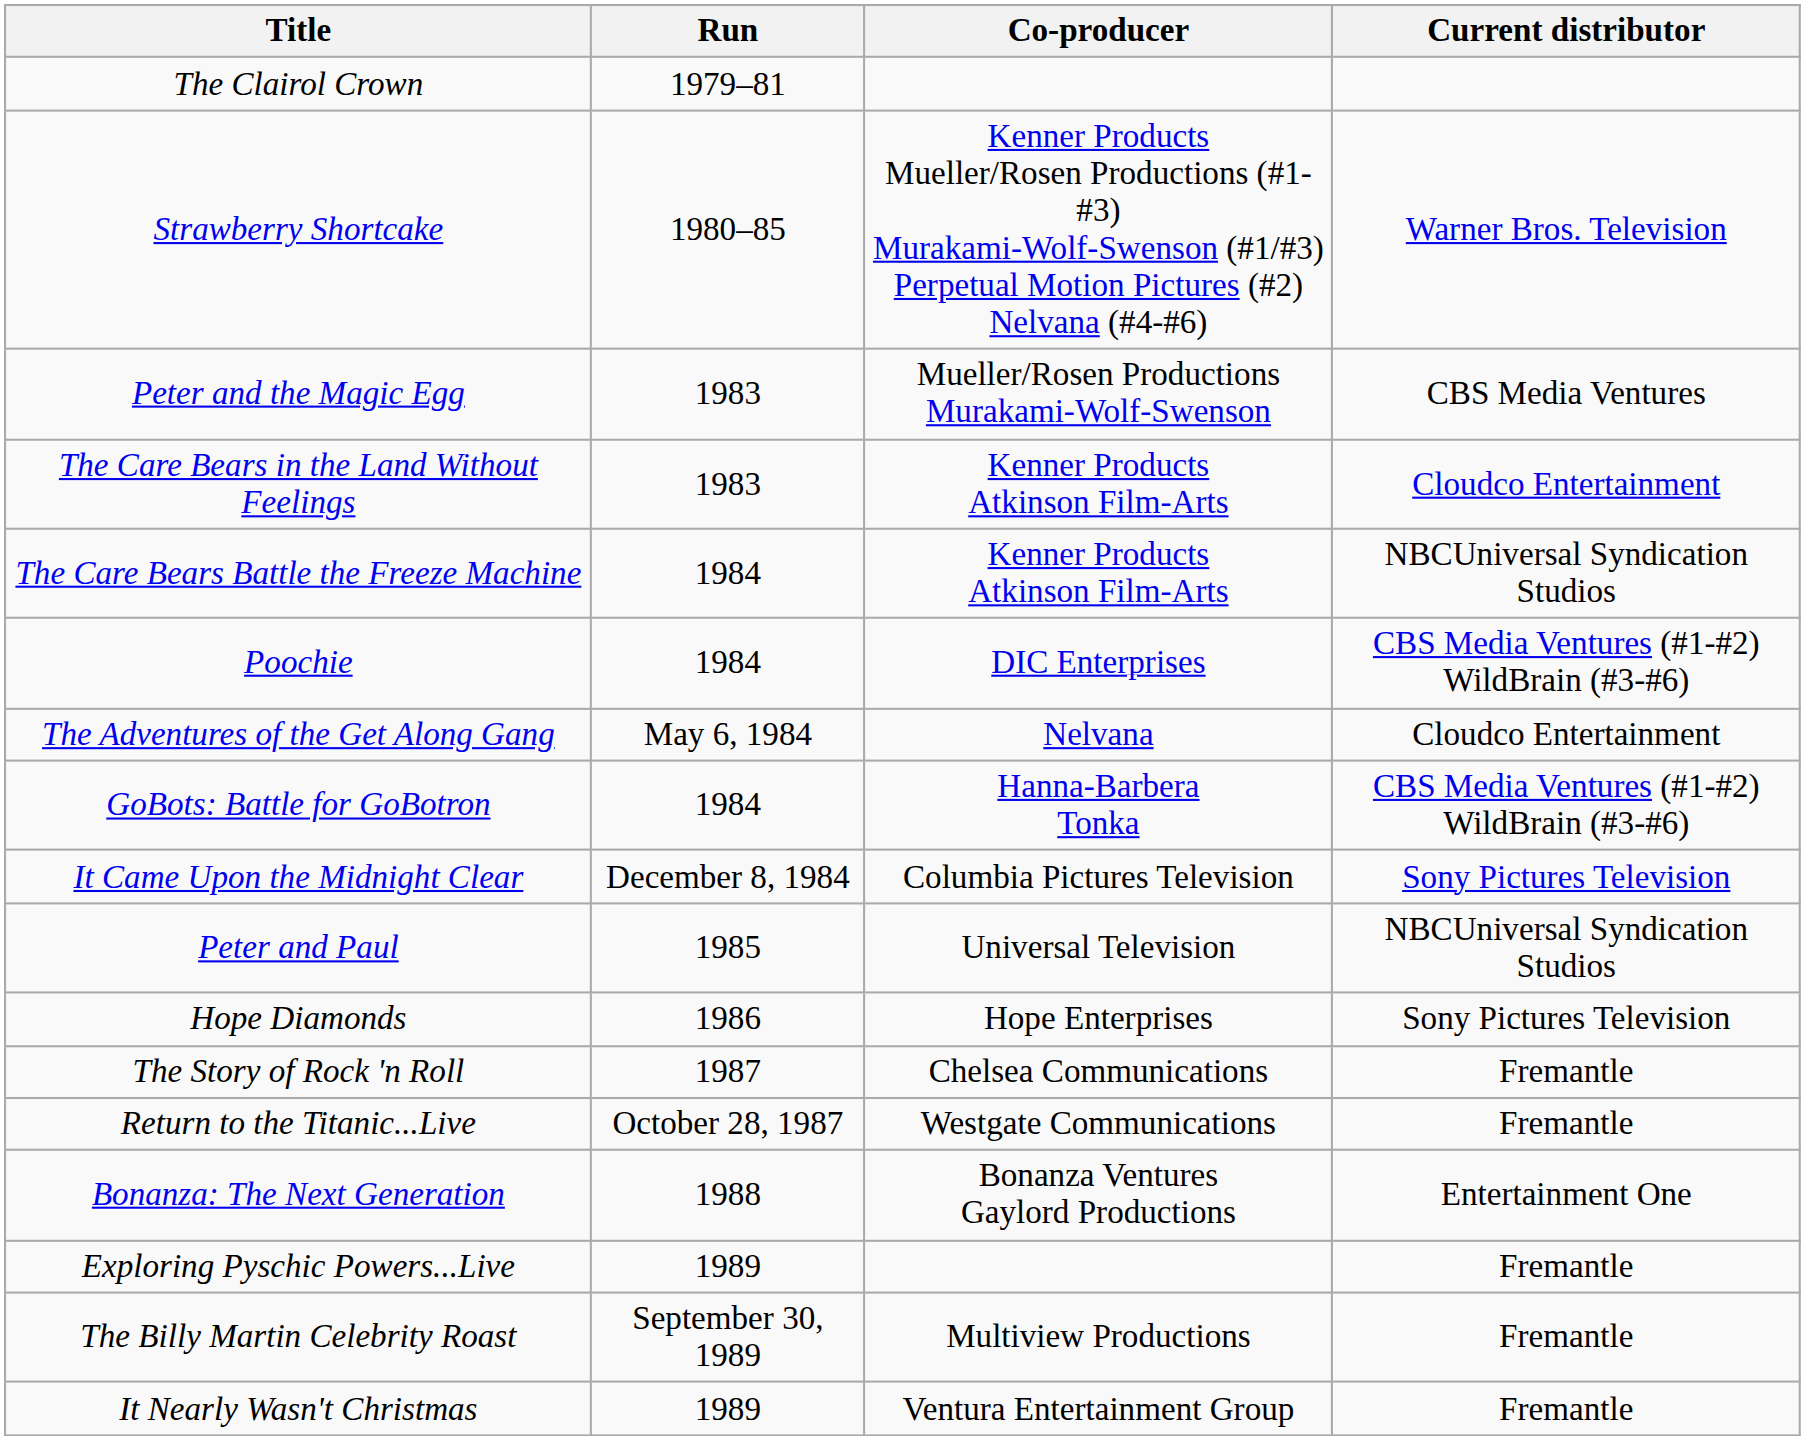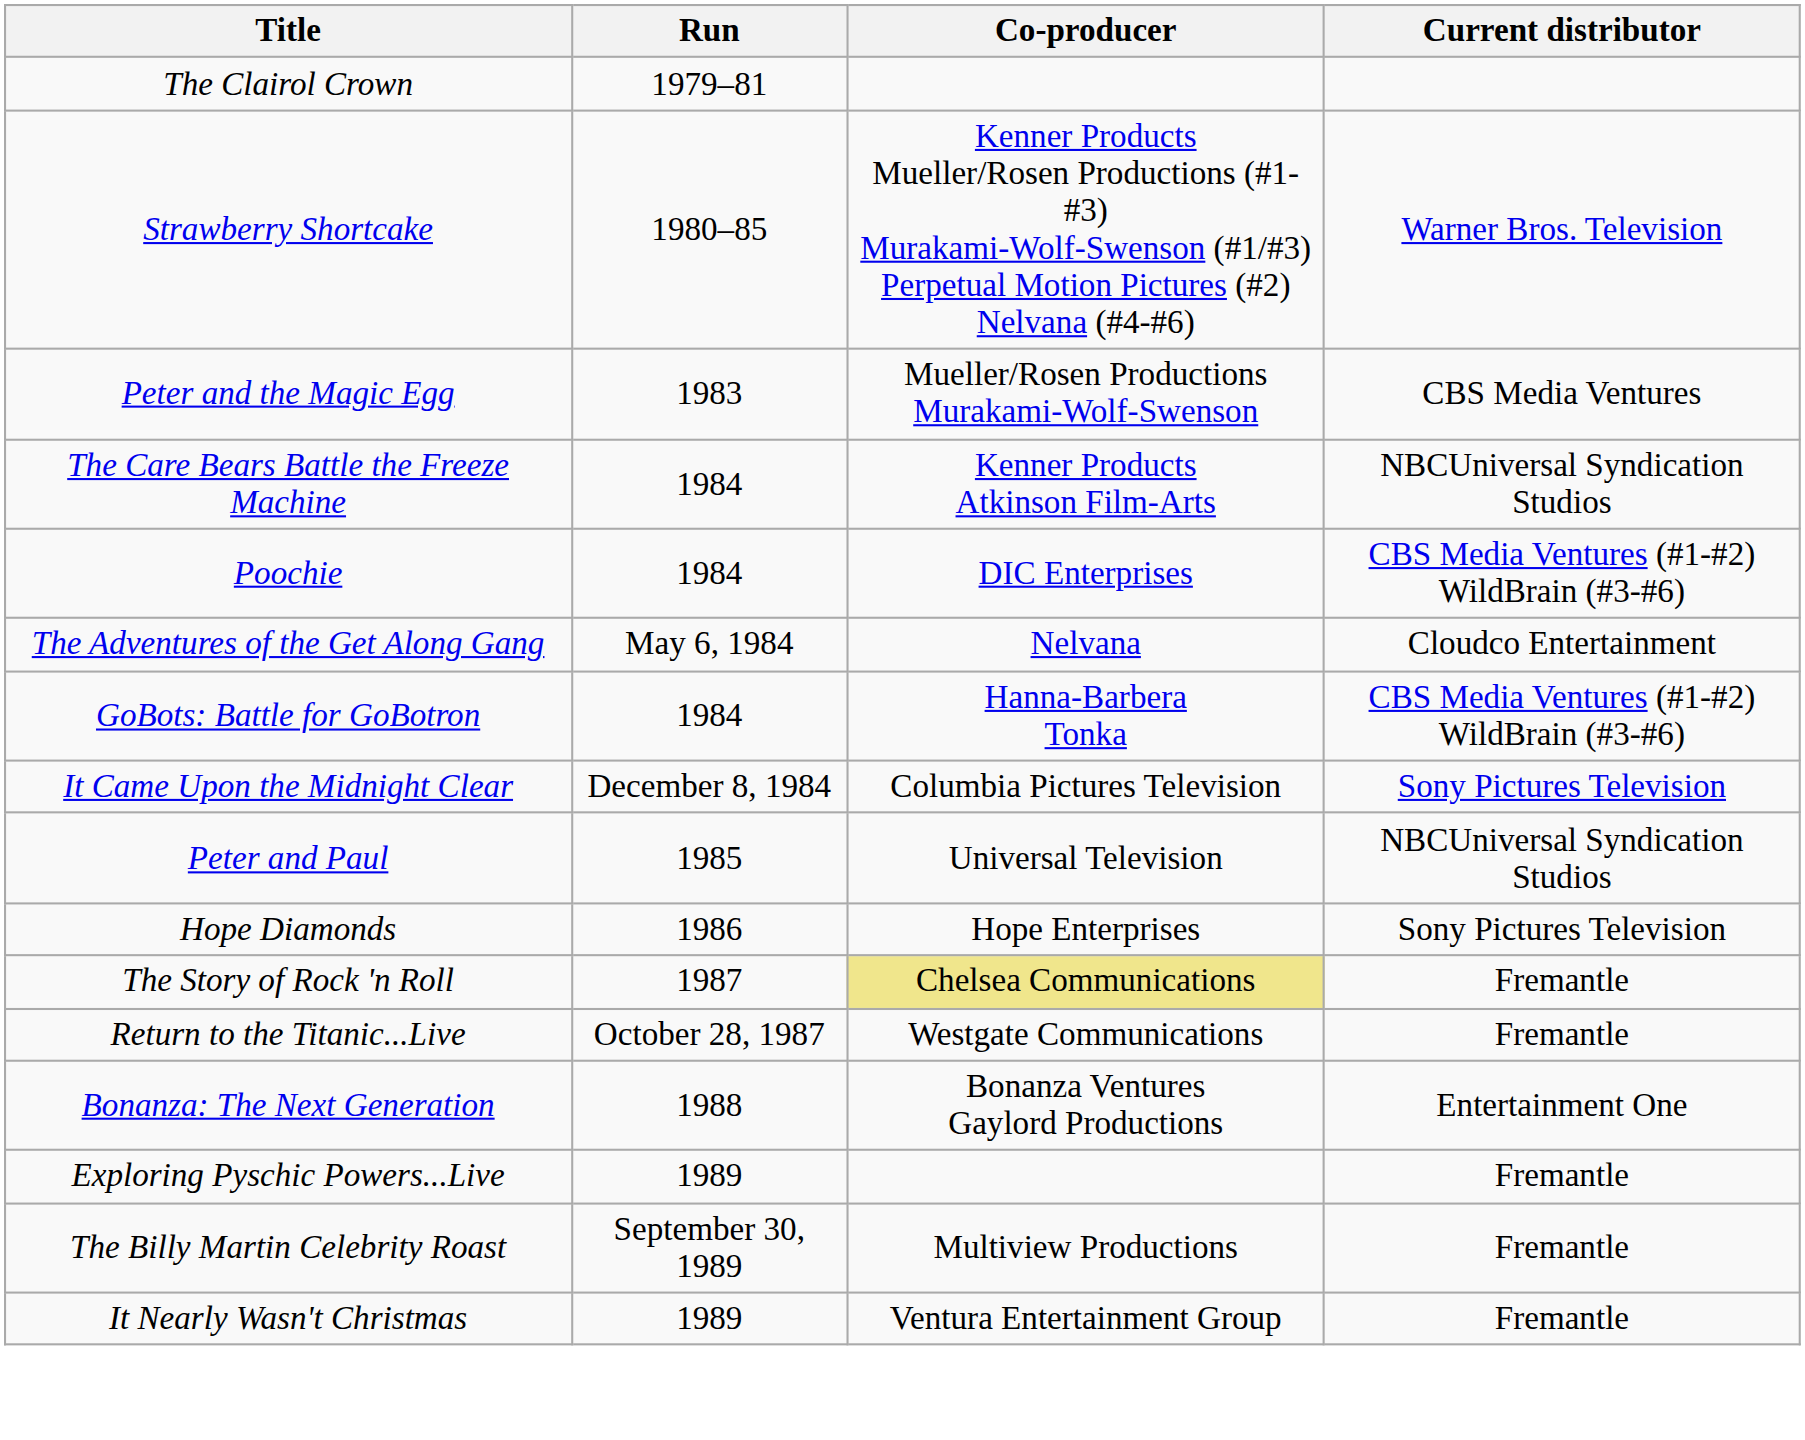- row: (298, 483)
(1098, 1070) no background -> (1086, 981) khaki background
